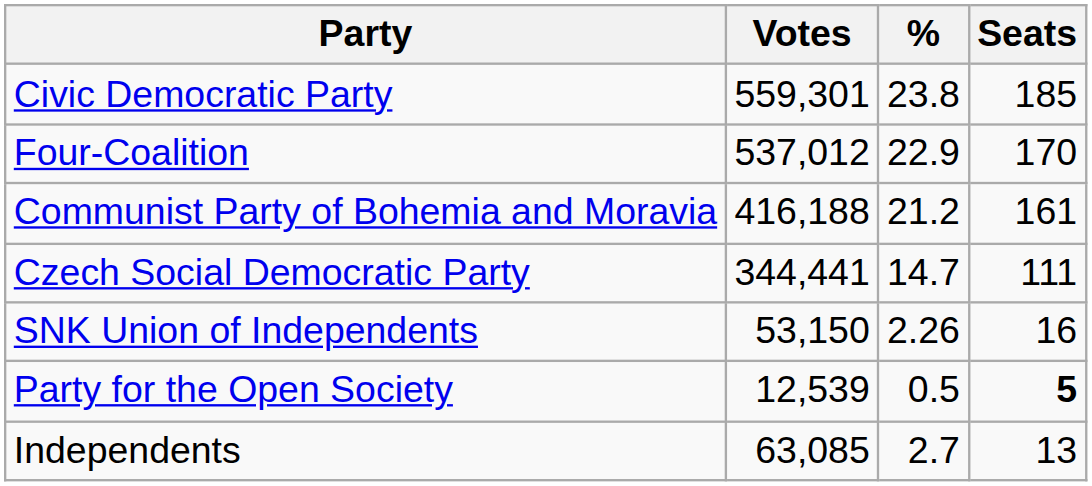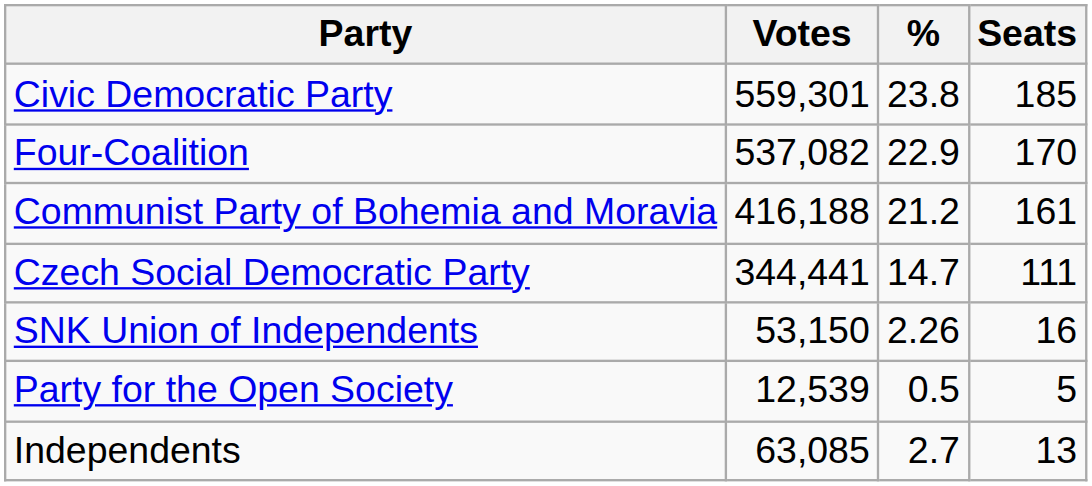(802, 152) 537,012 -> (802, 152) 537,082
(1067, 390) bold -> (1067, 390) normal
